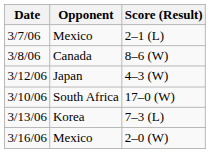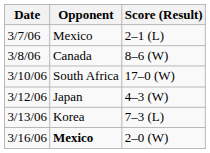rows swapped: (27, 96) <-> (27, 76)
(73, 138) normal -> (73, 138) bold
